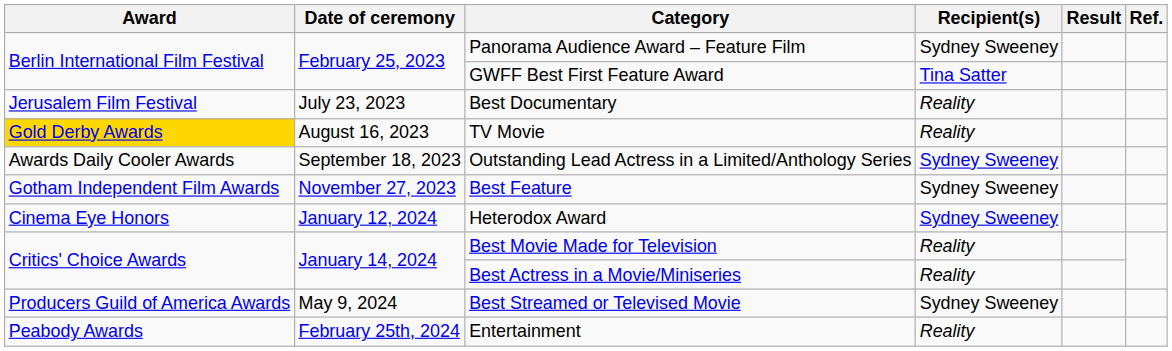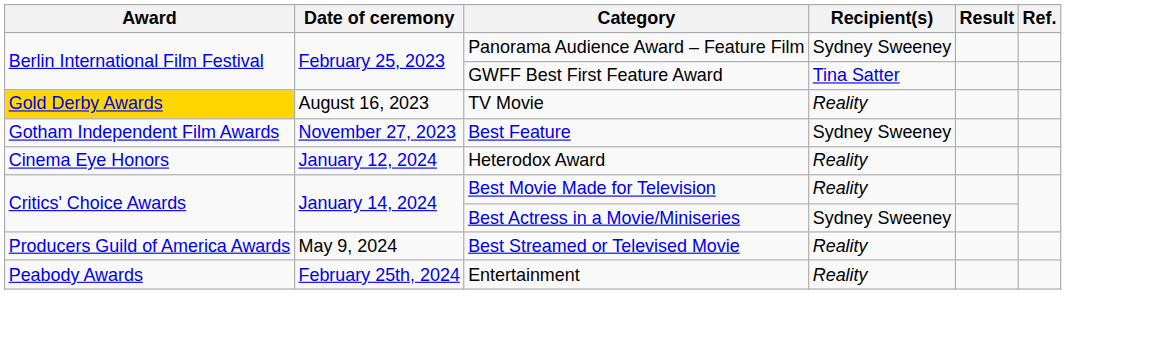- row: (543, 103)
- row: (690, 160)
(989, 217) Sydney Sweeney -> (840, 160) Reality
(947, 274) Reality -> (882, 217) Sydney Sweeney
(989, 302) Sydney Sweeney -> (840, 246) Reality
